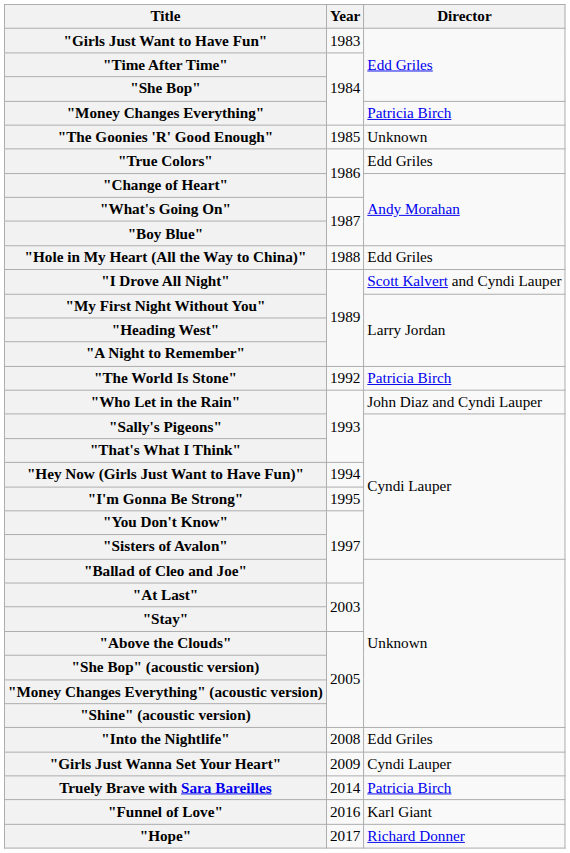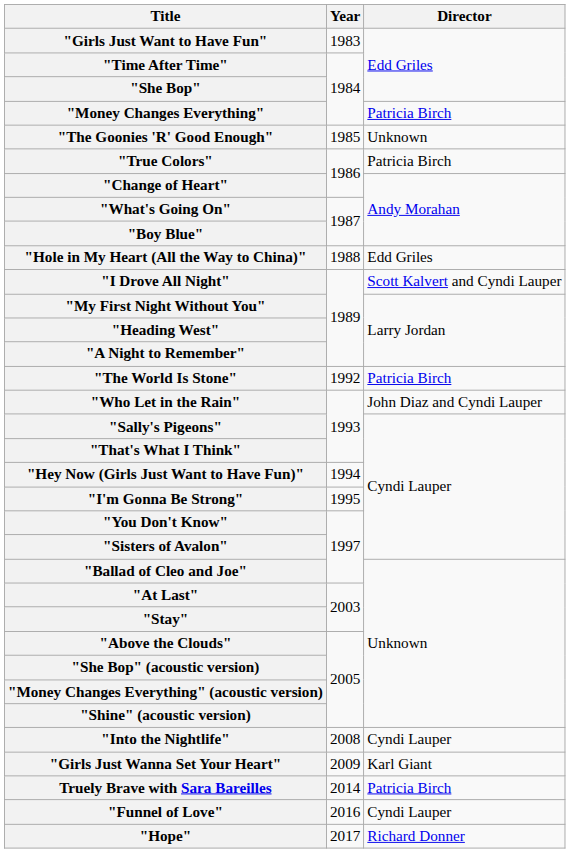(400, 161) Edd Griles -> (409, 161) Patricia Birch
(400, 739) Edd Griles -> (409, 739) Cyndi Lauper
(409, 763) Cyndi Lauper -> (400, 763) Karl Giant
(400, 812) Karl Giant -> (409, 812) Cyndi Lauper
